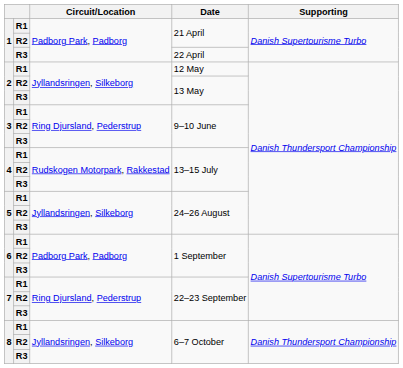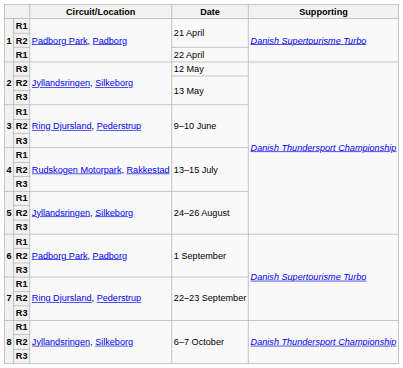(22, 54) R3 -> (22, 54) R1
(22, 69) R1 -> (22, 69) R3
